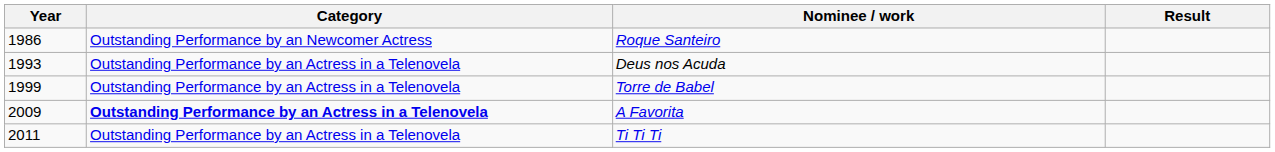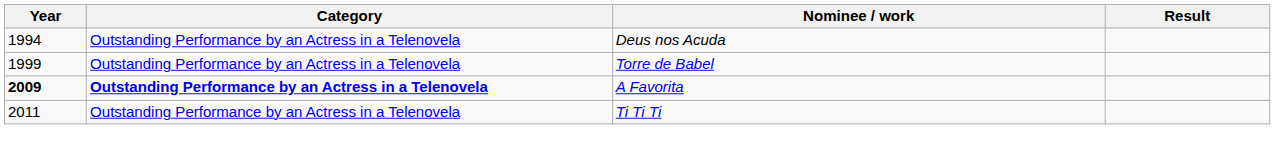- row: (668, 40)
(25, 64) 1993 -> (25, 40) 1994
(25, 111) normal -> (25, 87) bold
